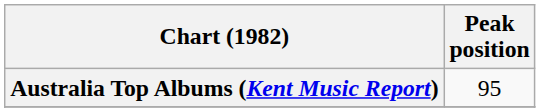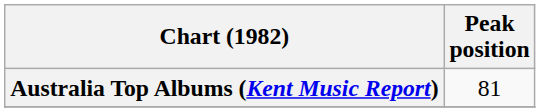(490, 87) 95 -> (490, 87) 81
